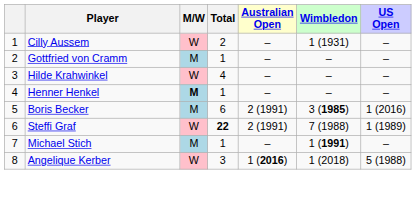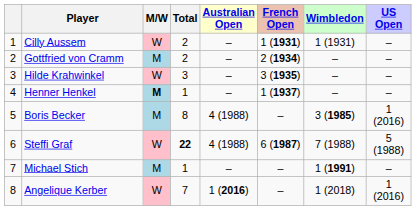+ column: (280, 19)
(223, 59) 1 -> (185, 59) 2
(223, 76) 4 -> (185, 76) 3
(223, 110) 6 -> (185, 116) 8
(267, 110) 2 (1991) -> (229, 116) 4 (1988)
(267, 127) 2 (1991) -> (229, 145) 4 (1988)
(386, 127) 1 (1989) -> (389, 145) 5 (1988)
(223, 161) 3 -> (185, 191) 7
(386, 161) 5 (1988) -> (389, 191) 1 (2016)
